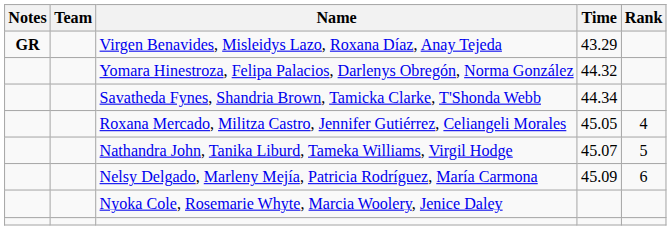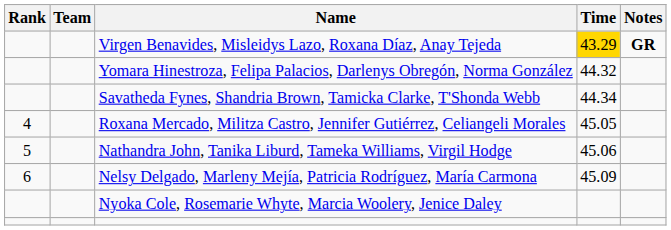columns swapped: (644, 17) <-> (28, 17)
(599, 44) no background -> (598, 44) gold background
(599, 150) 45.07 -> (598, 150) 45.06
